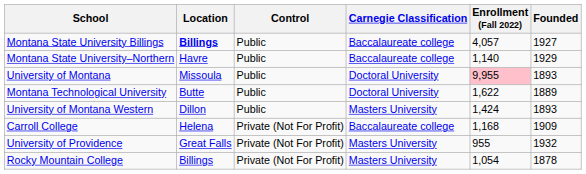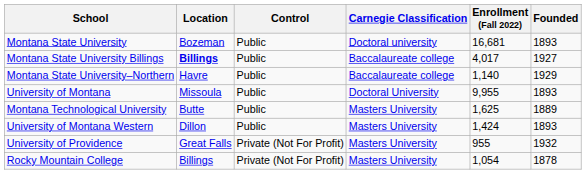+ row: (67, 42)
(486, 42) 4,057 -> (486, 59) 4,017
(486, 76) pink background -> (486, 93) no background
(394, 93) Doctoral University -> (393, 110) Masters University
(486, 93) 1,622 -> (486, 110) 1,625
- row: (42, 127)
